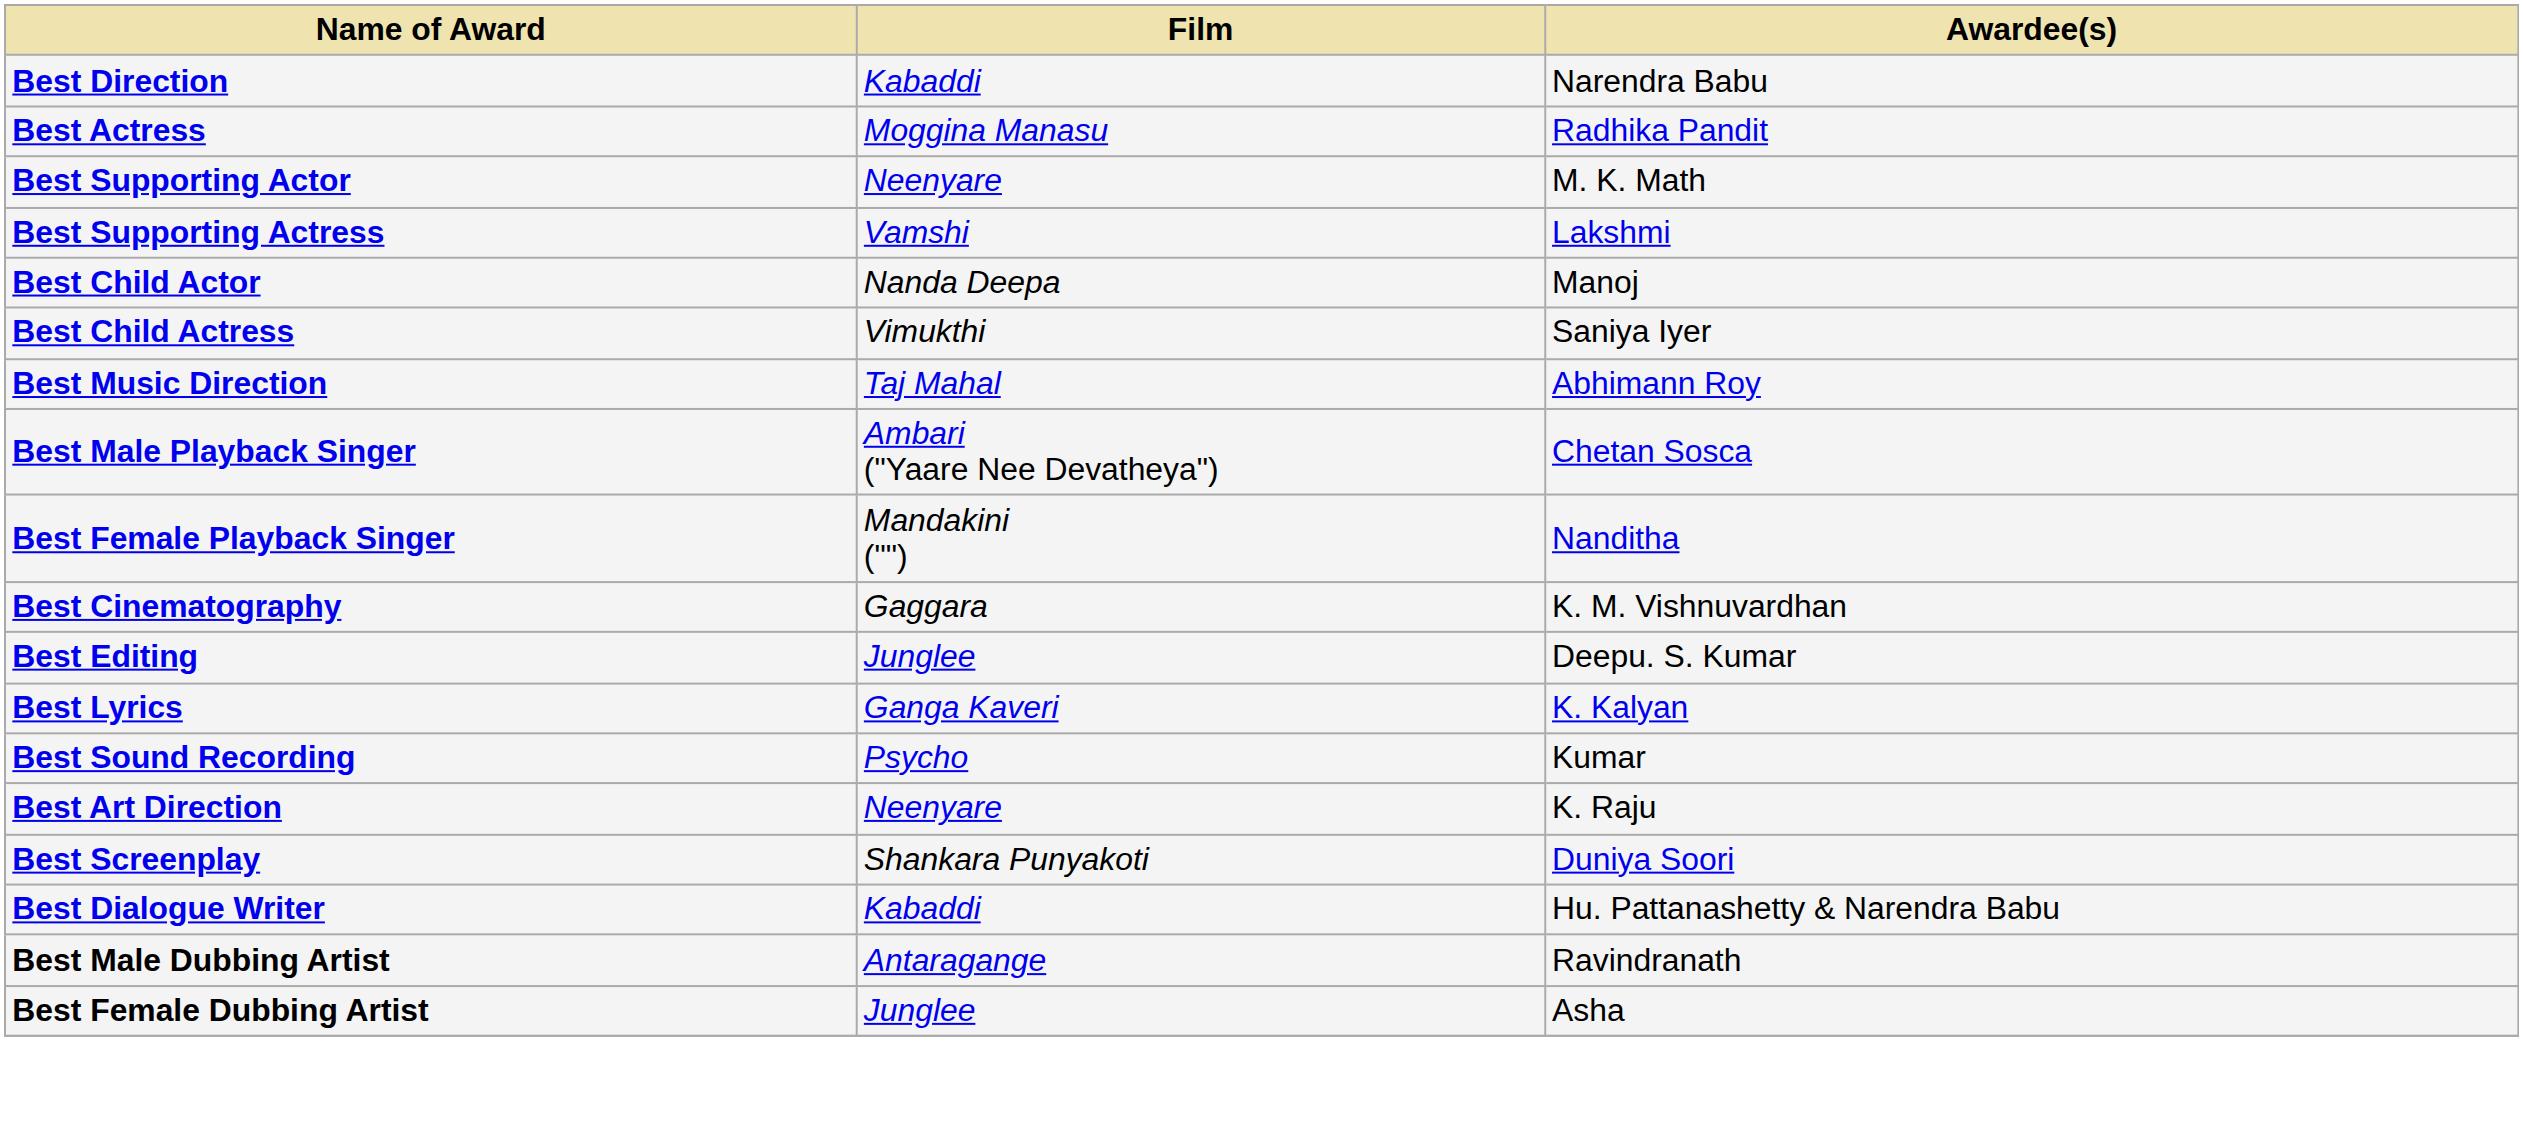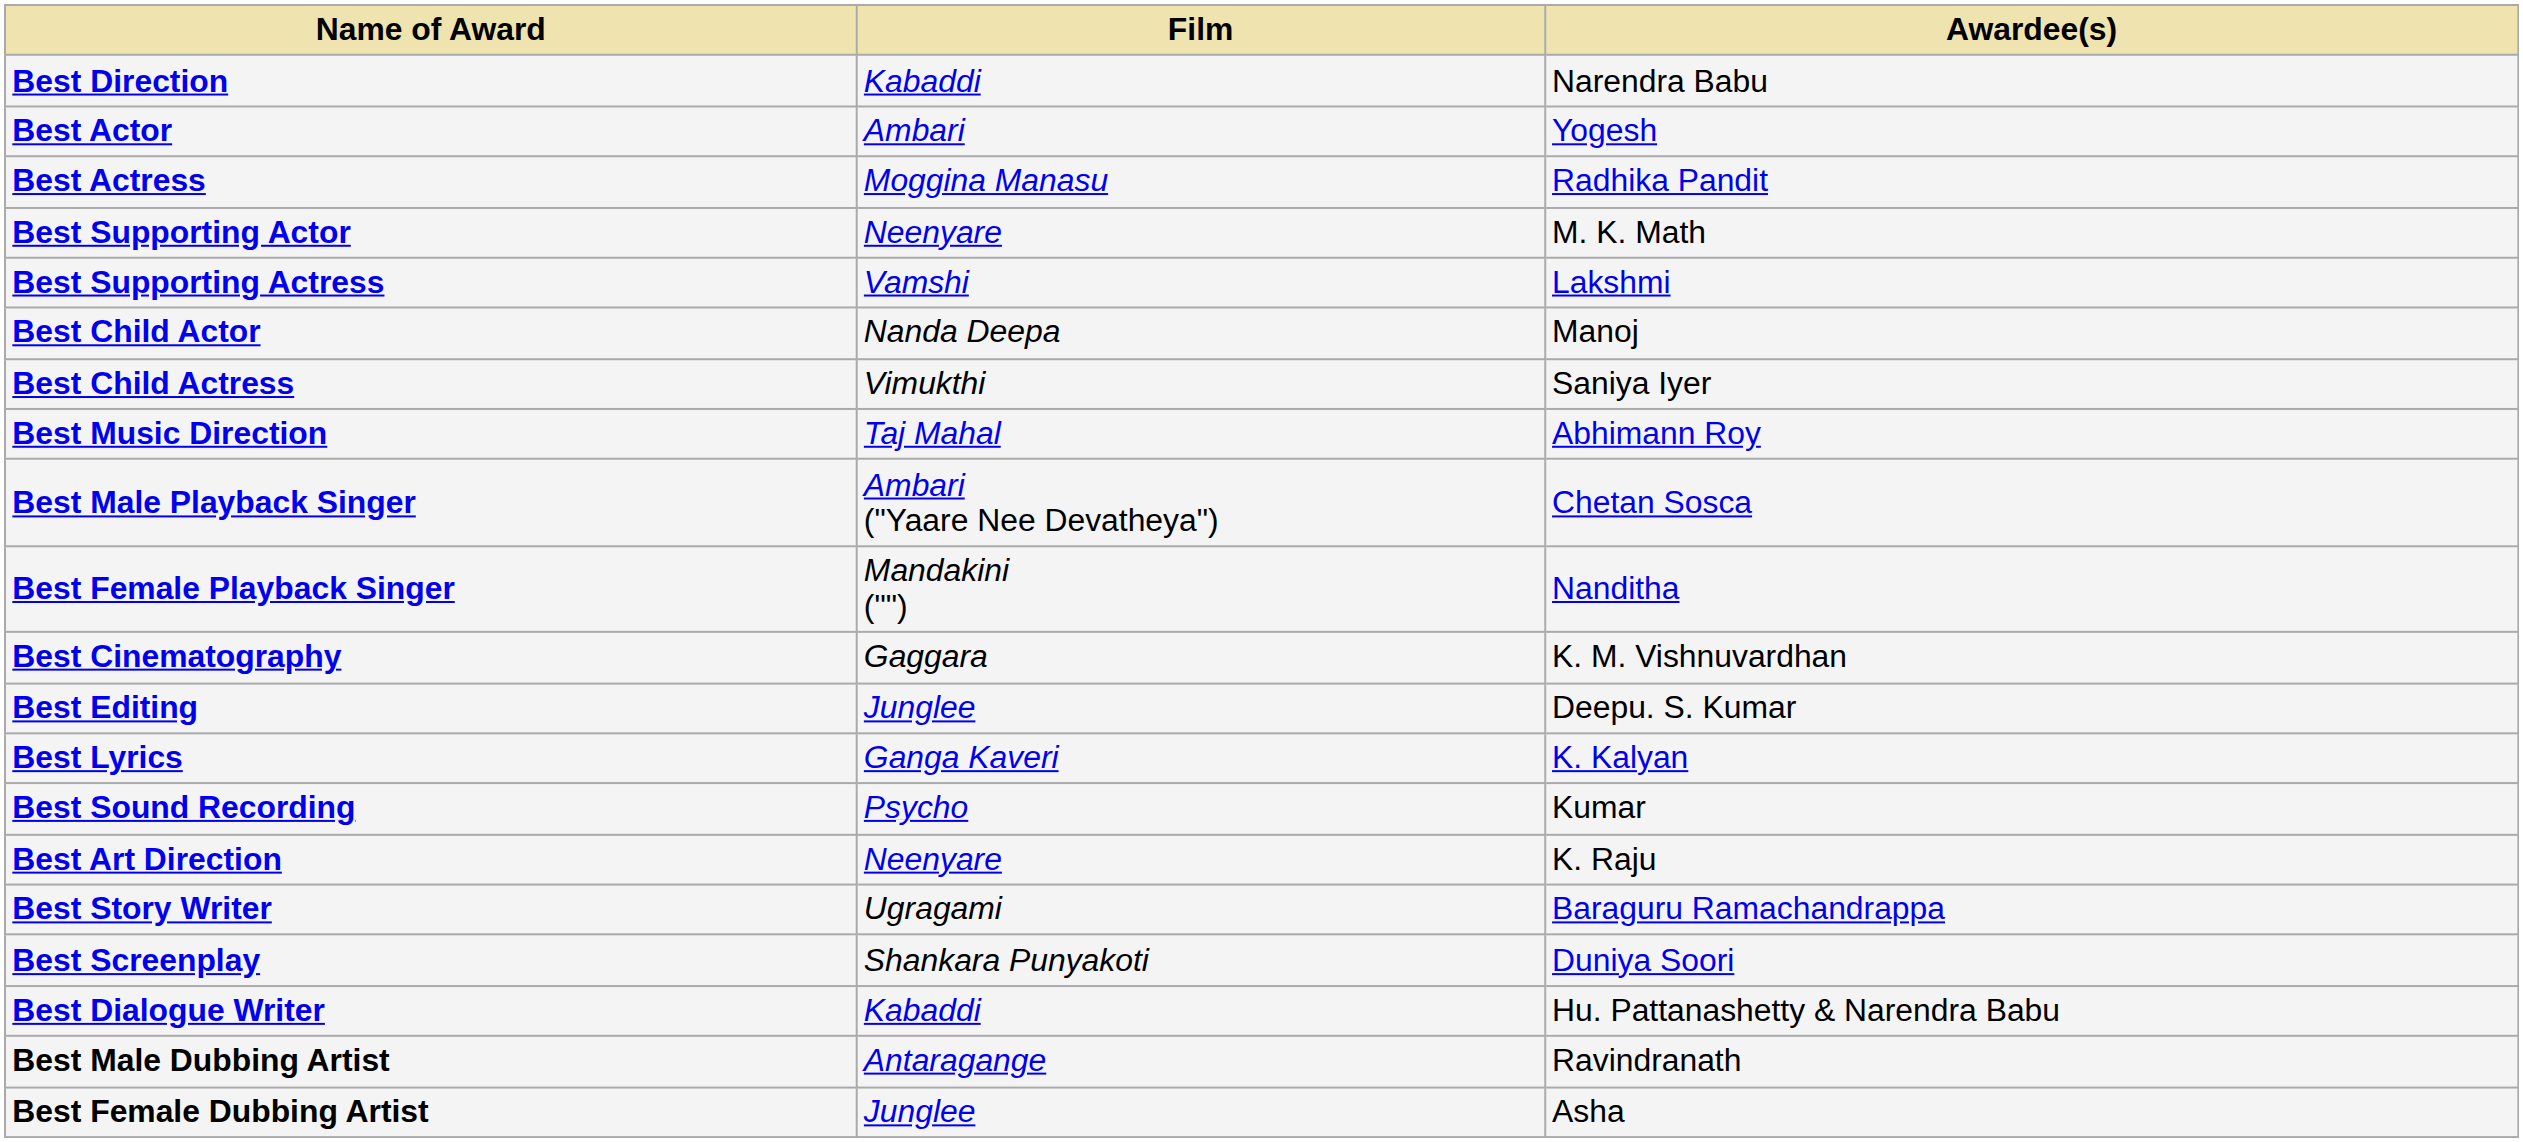+ row: (92, 130)
+ row: (142, 909)
